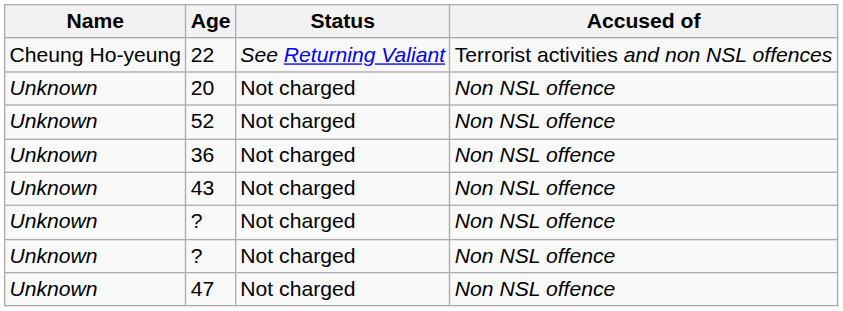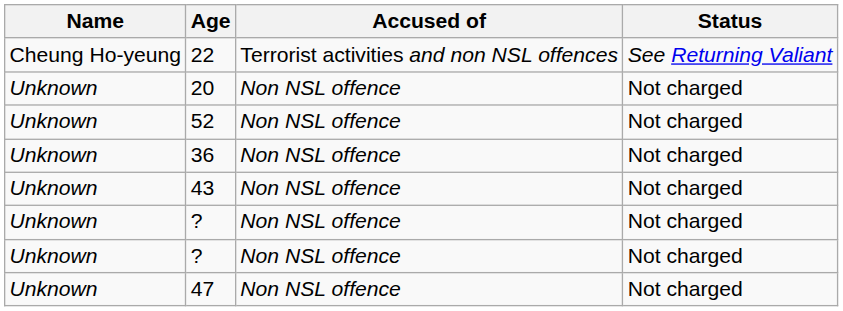columns swapped: (644, 21) <-> (343, 21)
